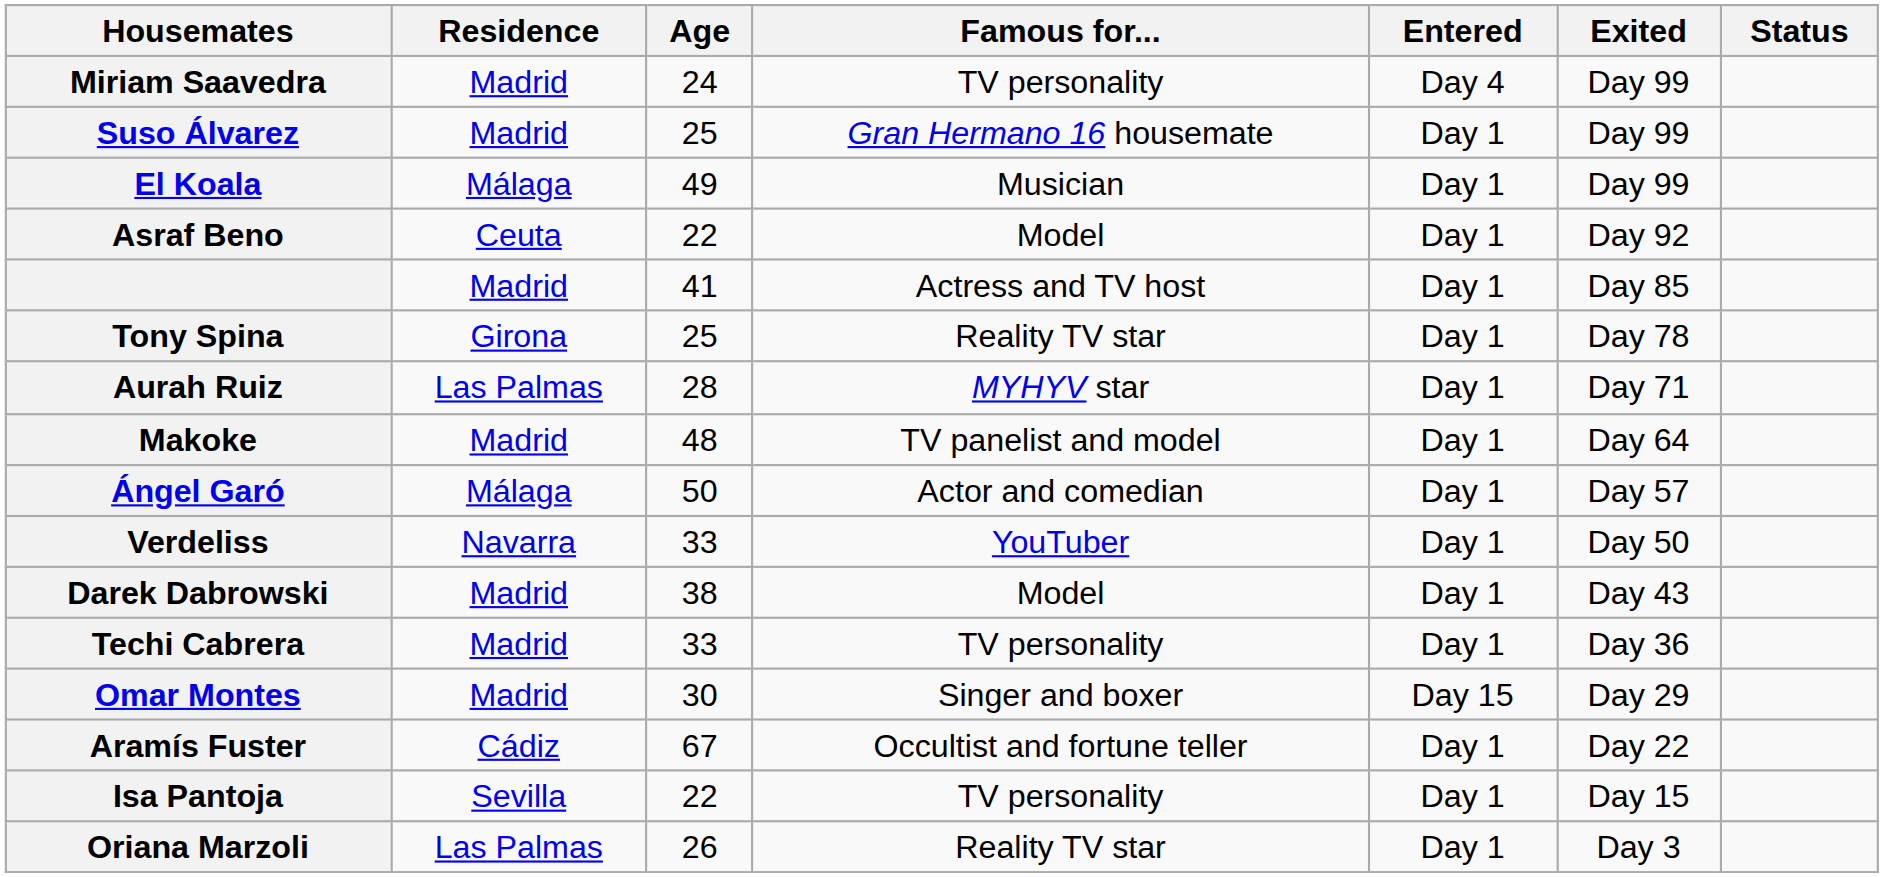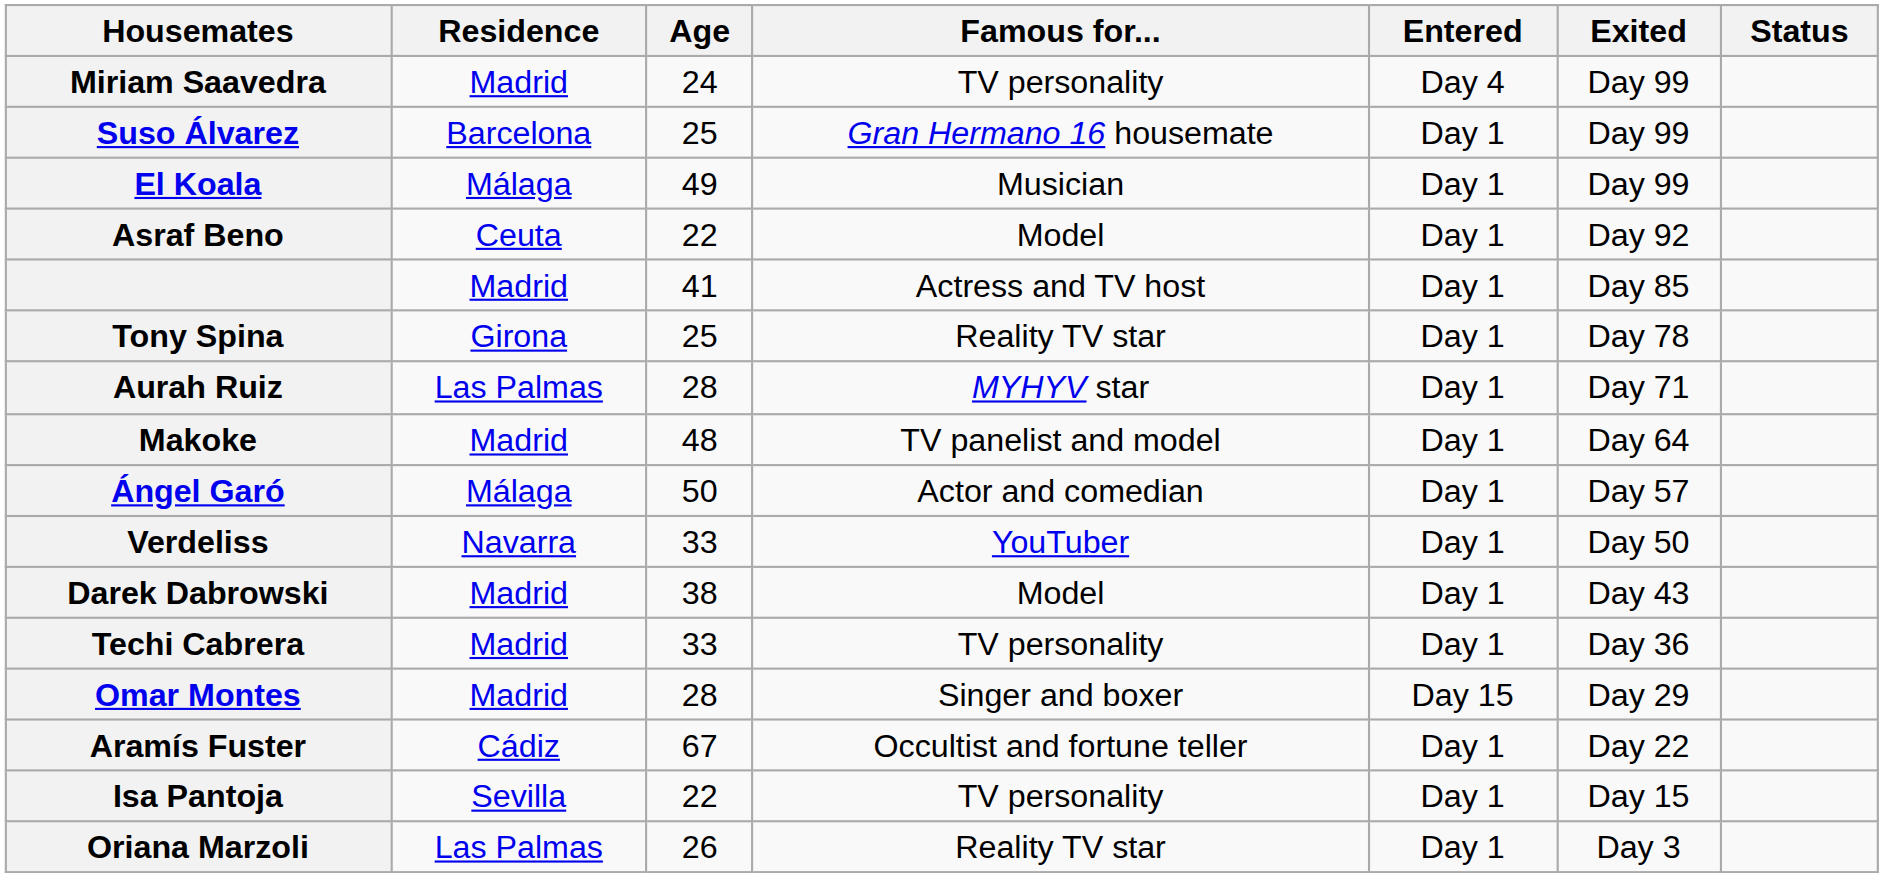(519, 133) Madrid -> (519, 133) Barcelona
(700, 694) 30 -> (700, 694) 28
